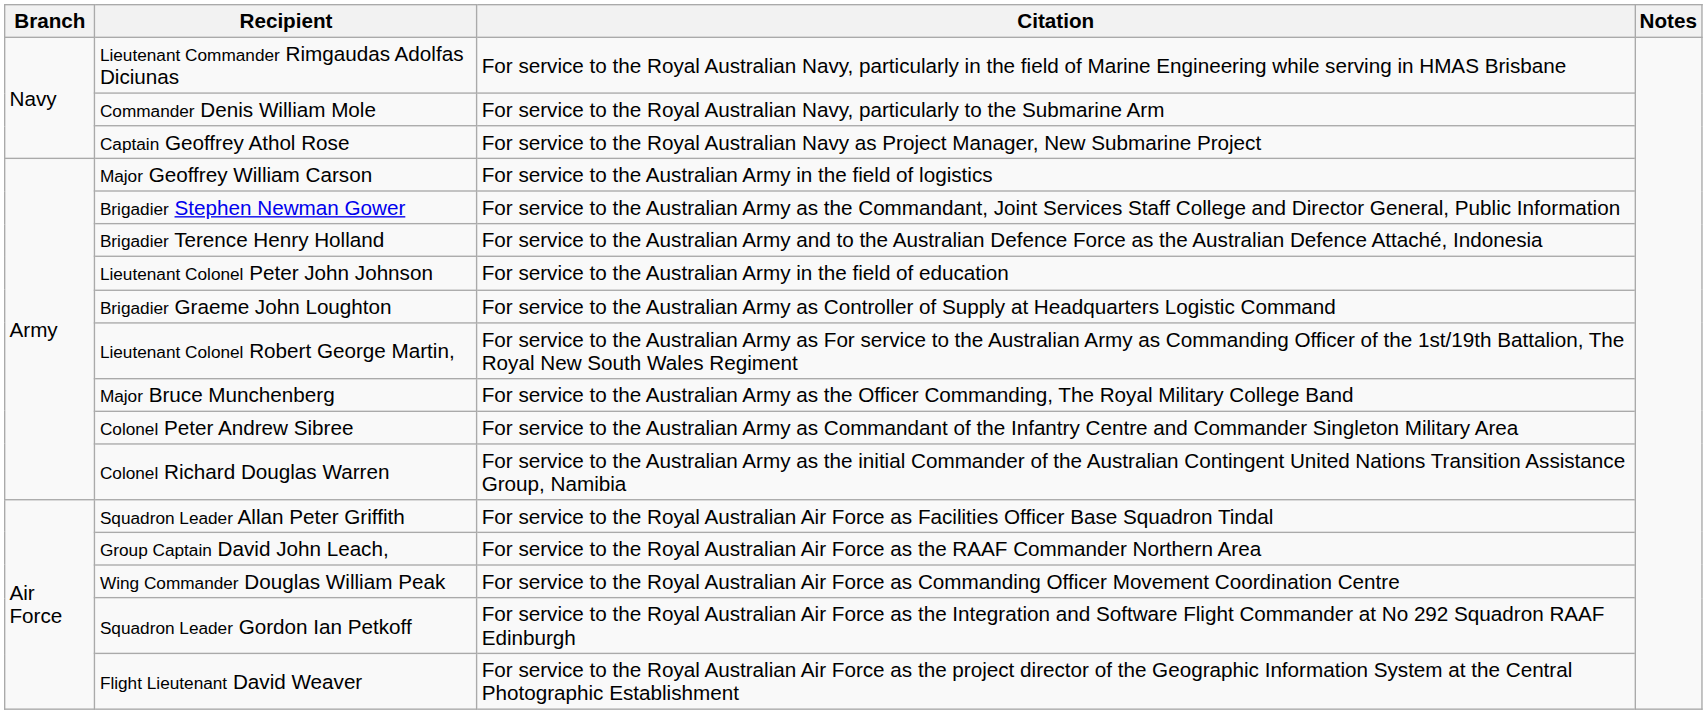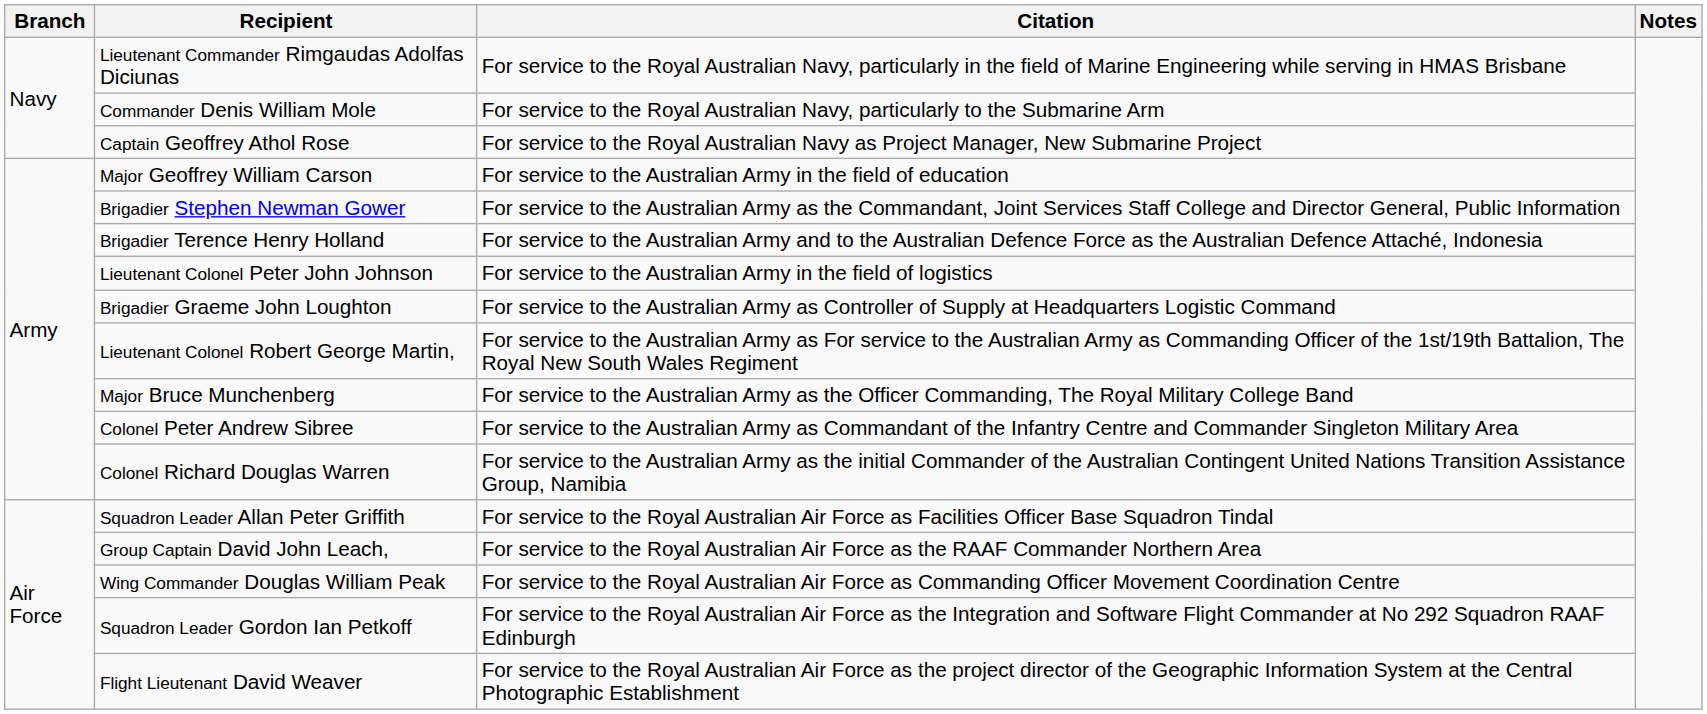(737, 175) For service to the Australian Army in the field of logistics -> (745, 175) For service to the Australian Army in the field of education
(745, 273) For service to the Australian Army in the field of education -> (737, 273) For service to the Australian Army in the field of logistics
